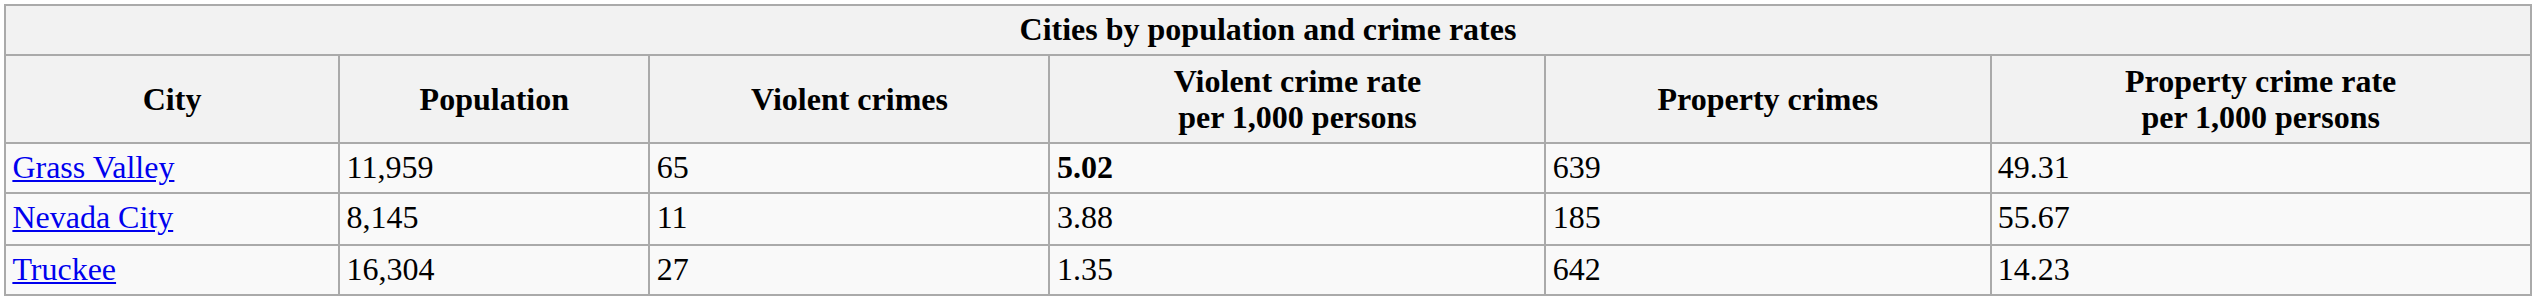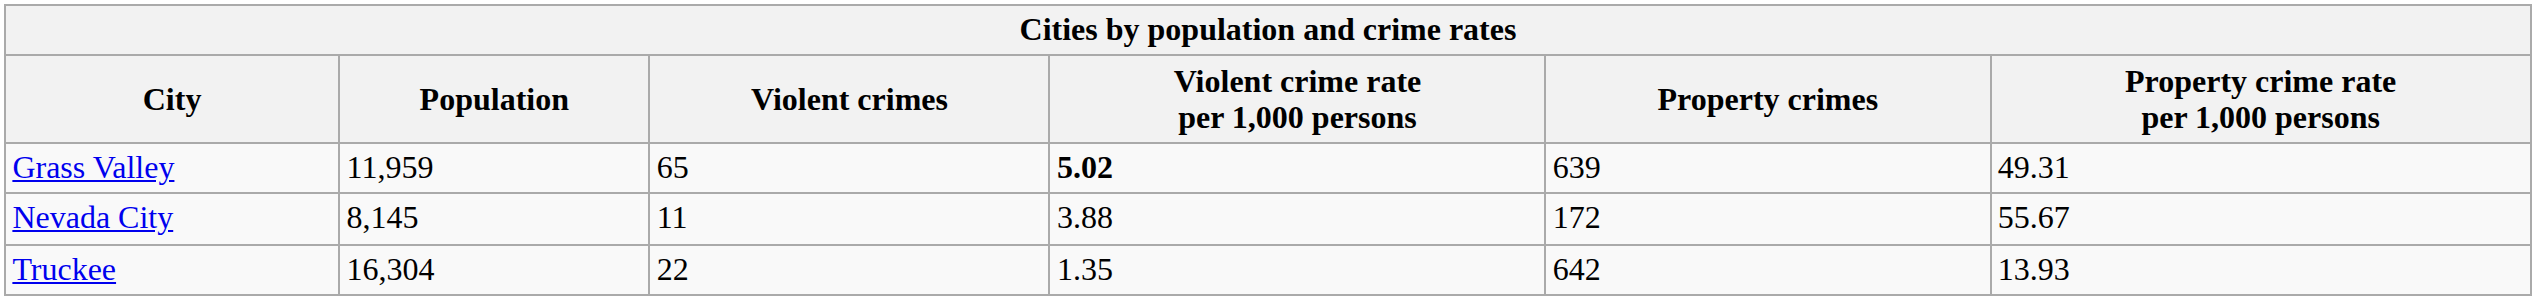(1577, 218) 185 -> (1577, 218) 172
(673, 268) 27 -> (673, 268) 22
(2034, 268) 14.23 -> (2034, 268) 13.93
